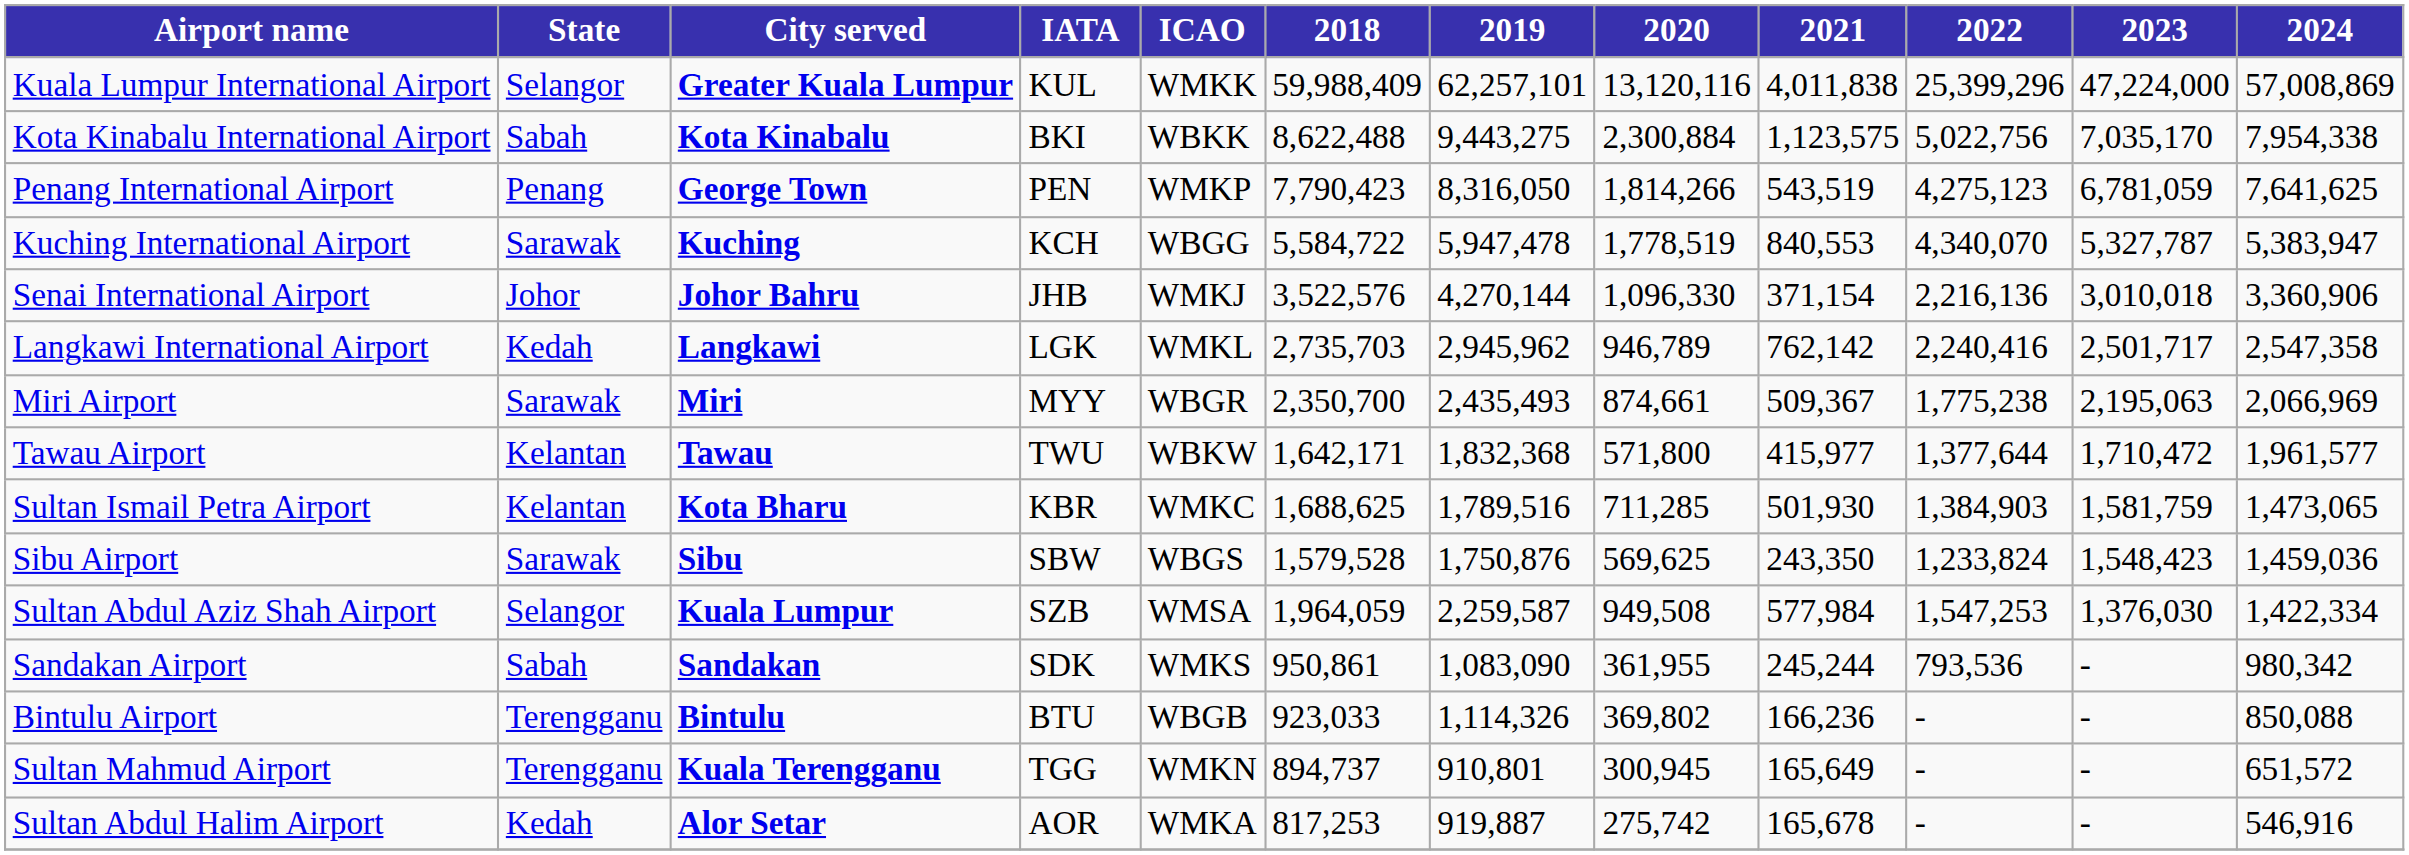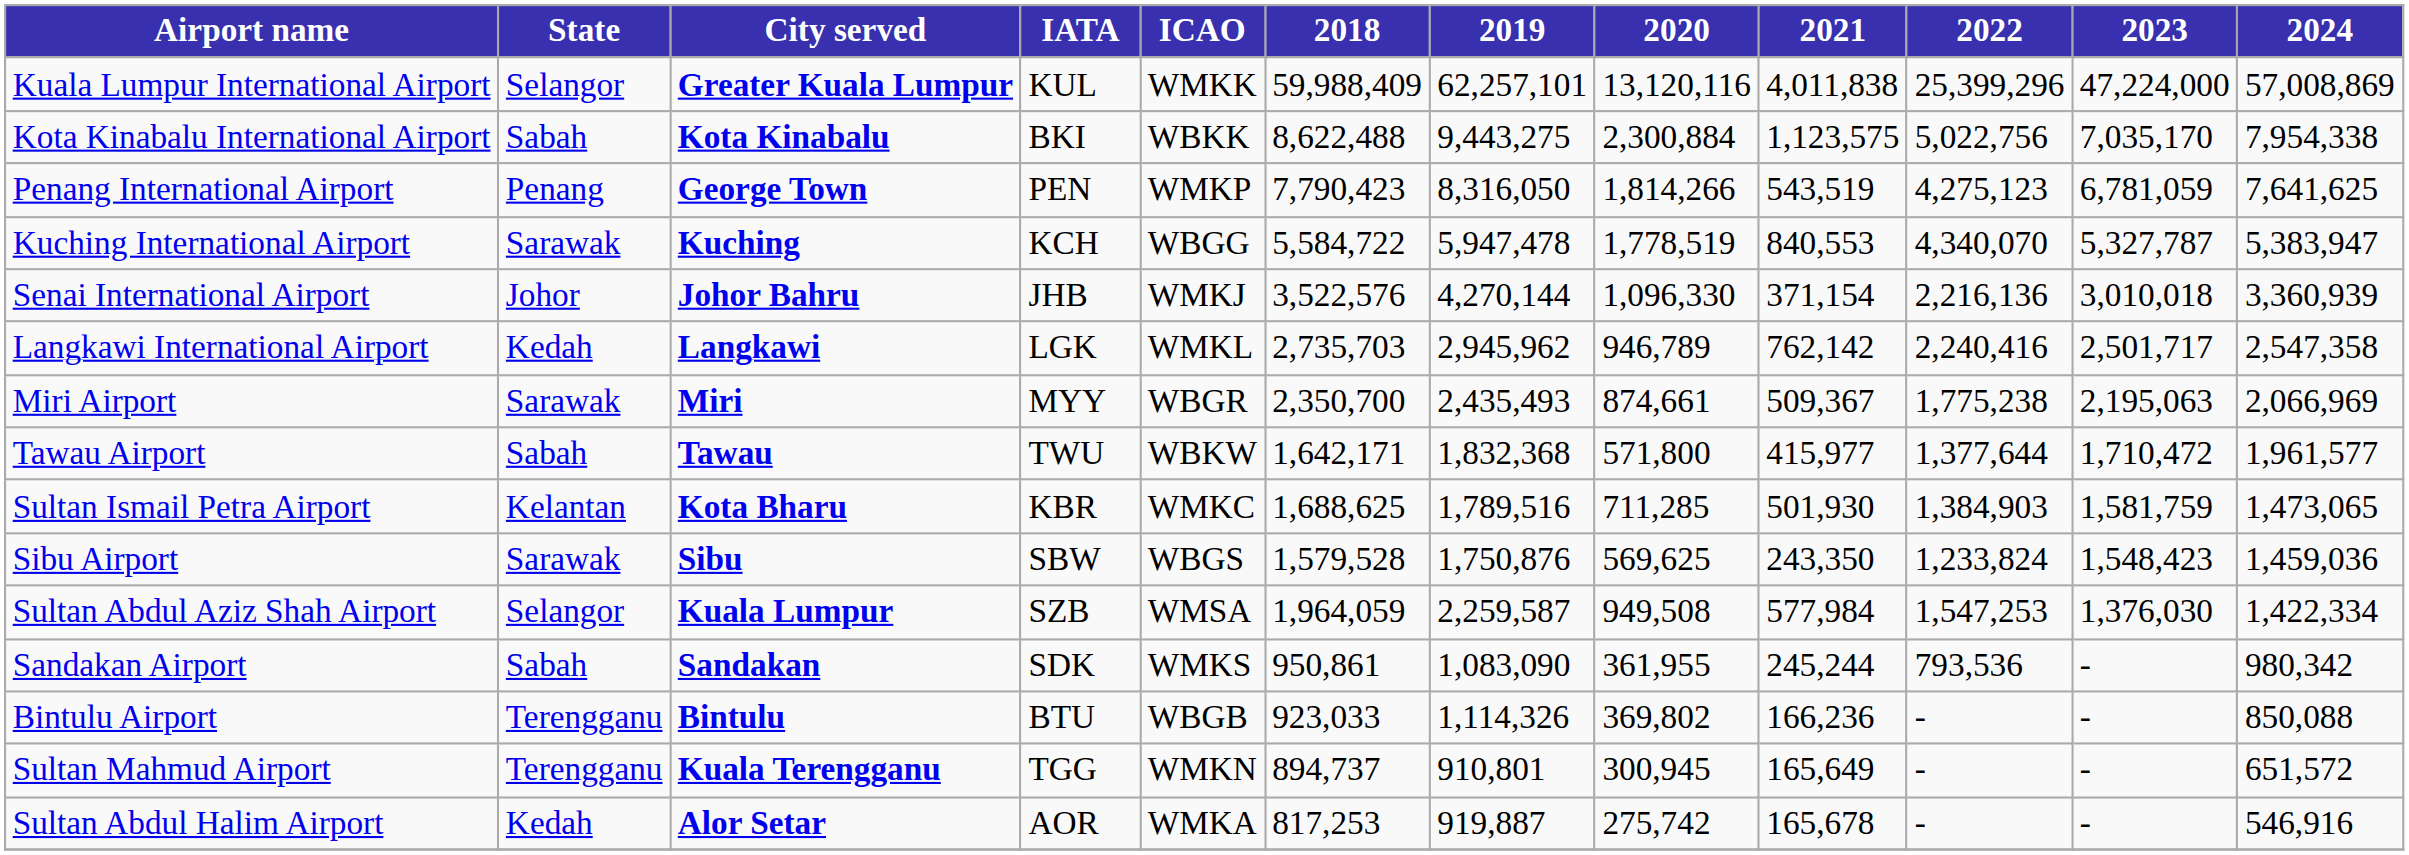(2311, 294) 3,360,906 -> (2311, 294) 3,360,939
(566, 453) Kelantan -> (547, 453) Sabah
